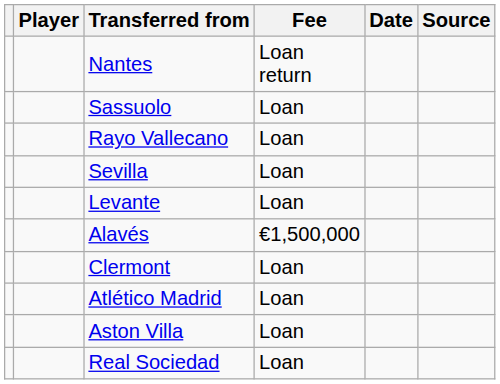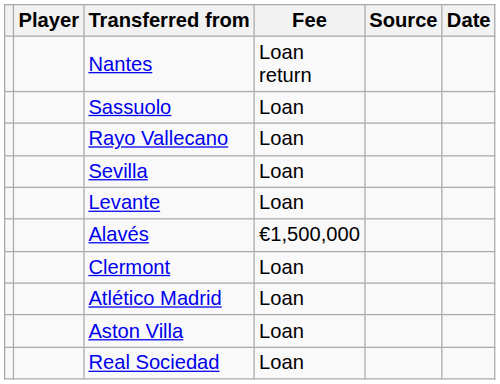columns swapped: (391, 20) <-> (456, 20)
